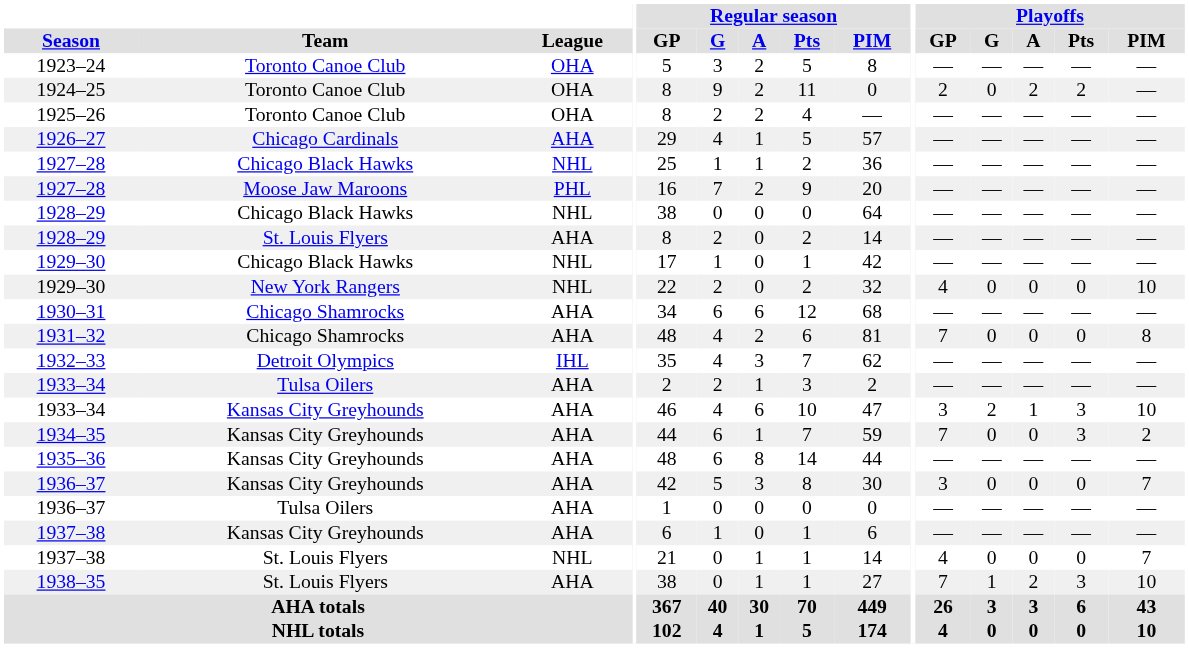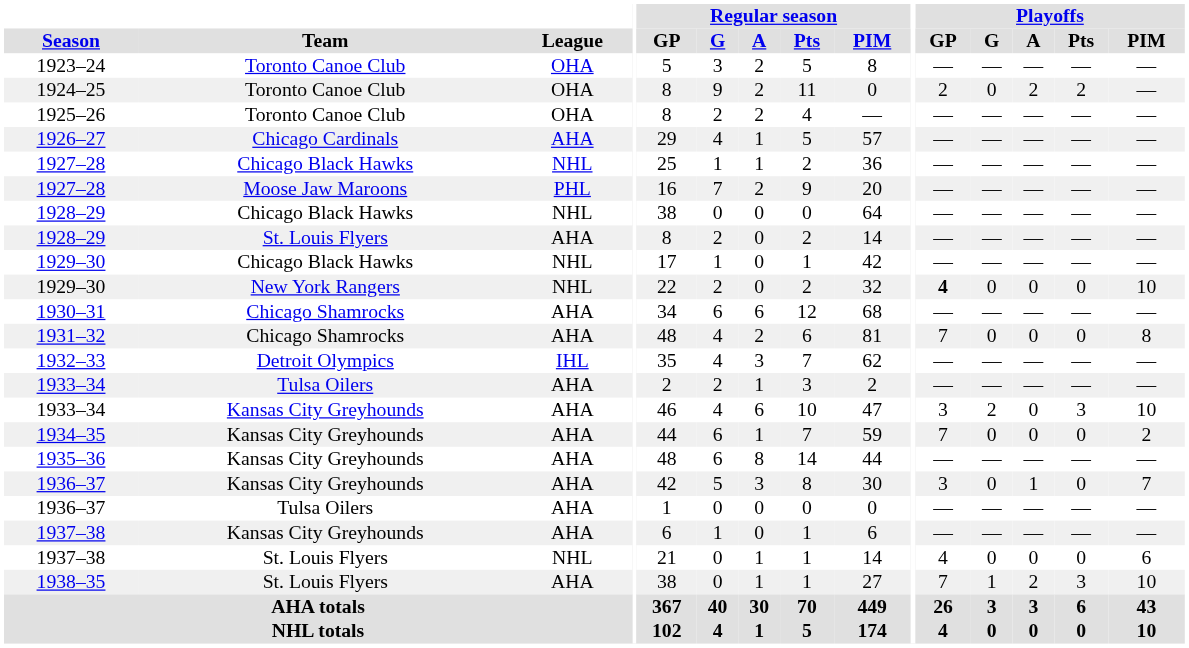(943, 286) normal -> (943, 286) bold
(1033, 409) 1 -> (1033, 409) 0
(1081, 434) 3 -> (1081, 434) 0
(1033, 483) 0 -> (1033, 483) 1
(1146, 557) 7 -> (1146, 557) 6
